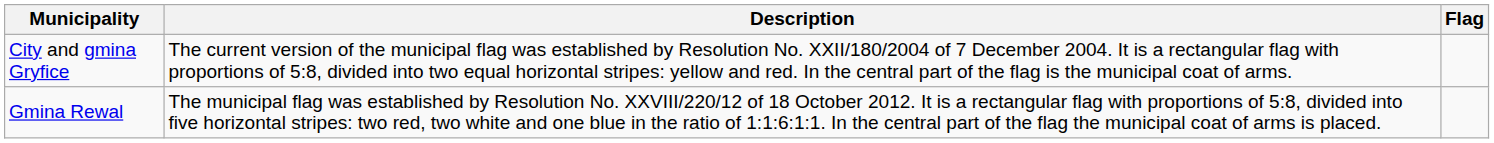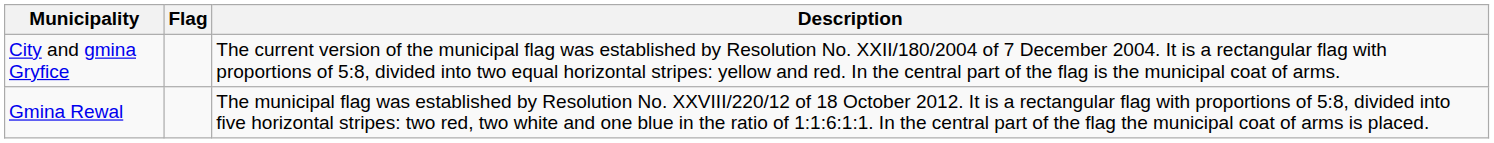columns swapped: (1465, 19) <-> (802, 19)
